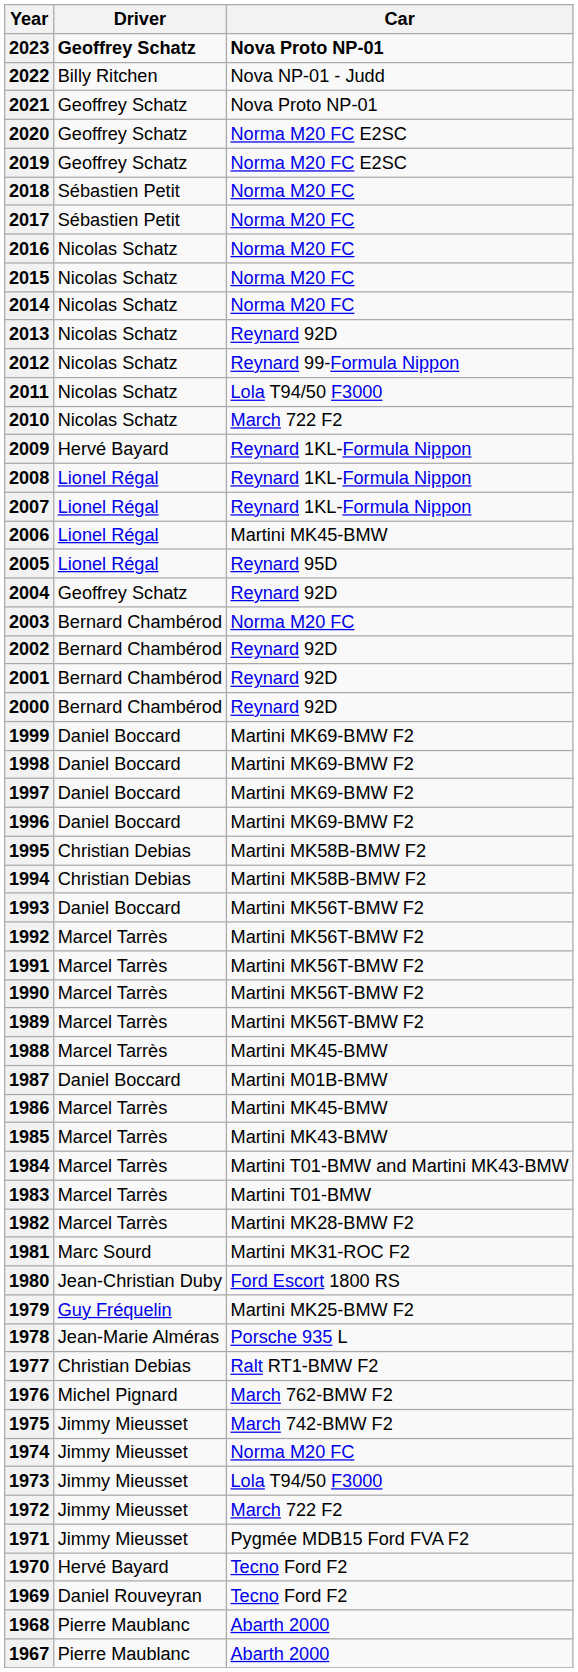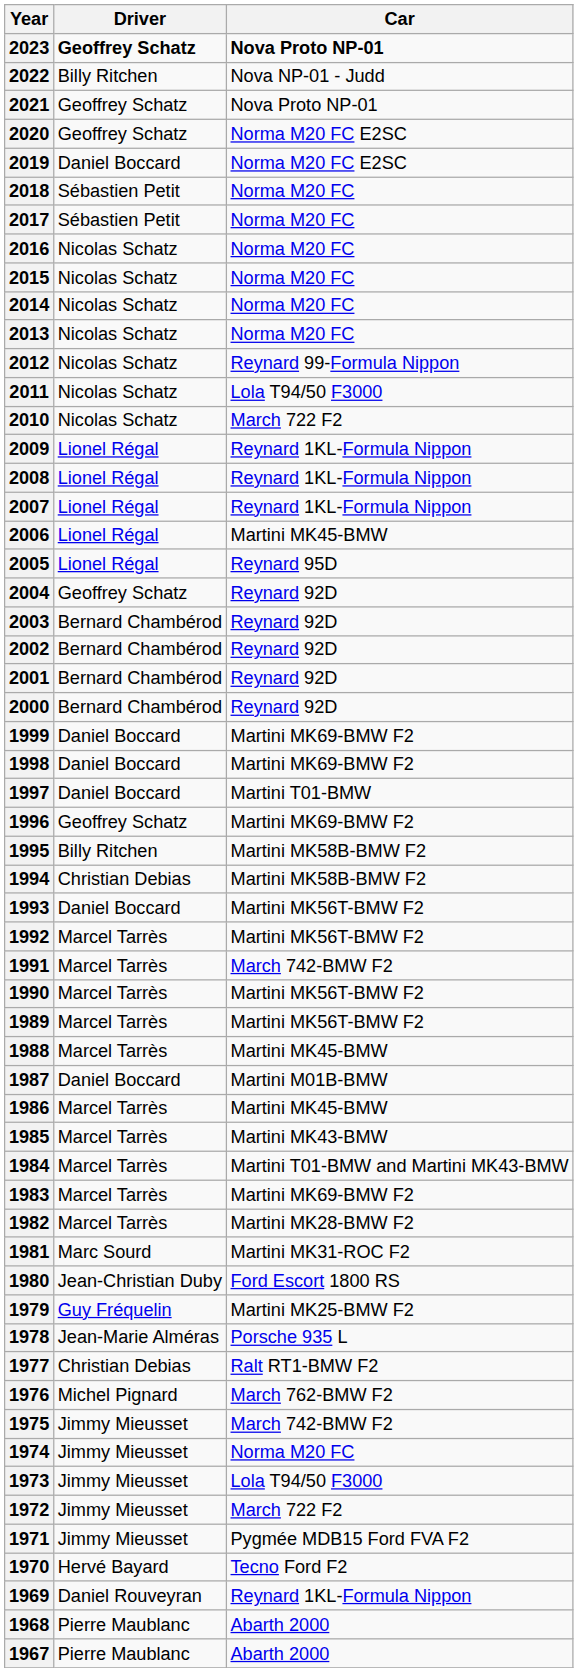(123, 163) Geoffrey Schatz -> (119, 163) Daniel Boccard
(284, 335) Reynard 92D -> (292, 335) Norma M20 FC
(113, 449) Hervé Bayard -> (108, 449) Lionel Régal
(292, 621) Norma M20 FC -> (284, 621) Reynard 92D
(322, 793) Martini MK69-BMW F2 -> (301, 793) Martini T01-BMW
(119, 822) Daniel Boccard -> (123, 822) Geoffrey Schatz
(124, 851) Christian Debias -> (108, 851) Billy Ritchen
(327, 965) Martini MK56T-BMW F2 -> (312, 965) March 742-BMW F2
(301, 1195) Martini T01-BMW -> (322, 1195) Martini MK69-BMW F2
(289, 1596) Tecno Ford F2 -> (351, 1596) Reynard 1KL-Formula Nippon
